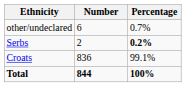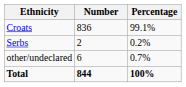rows swapped: (19, 58) <-> (39, 27)
(141, 43) bold -> (140, 43) normal
